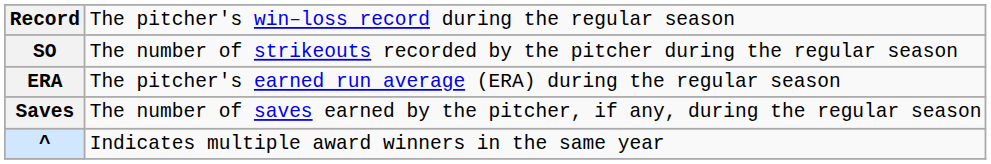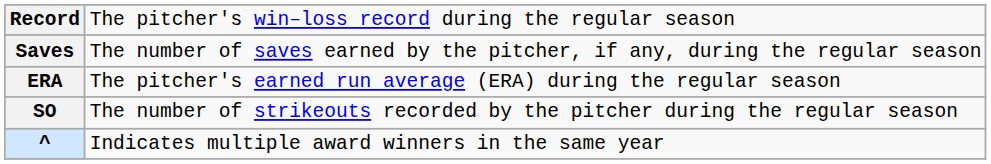rows swapped: (45, 113) <-> (45, 51)
